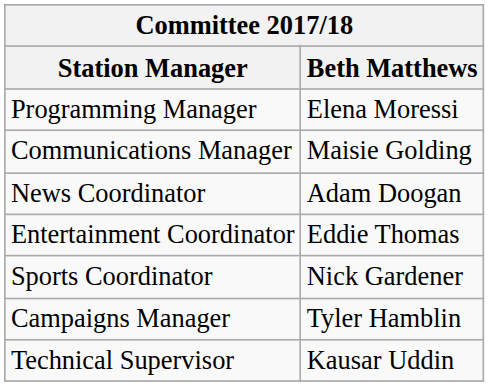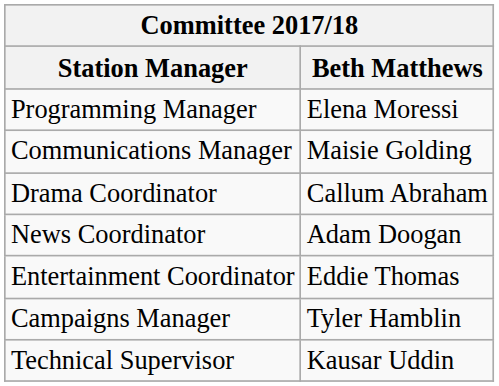+ row: (114, 192)
- row: (112, 276)
